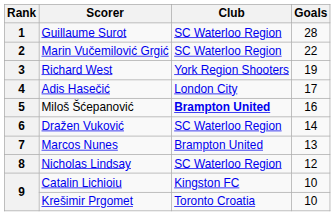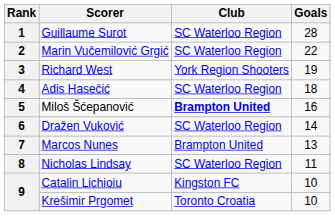(206, 88) London City -> (228, 88) SC Waterloo Region
(311, 88) 17 -> (311, 88) 18
(311, 164) 12 -> (311, 164) 11
